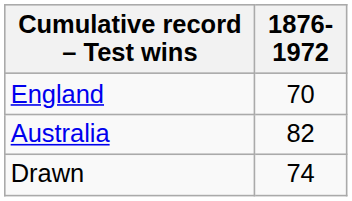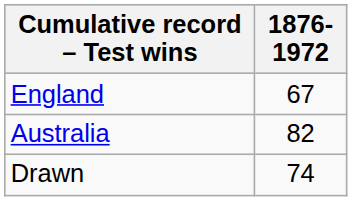(301, 93) 70 -> (301, 93) 67
